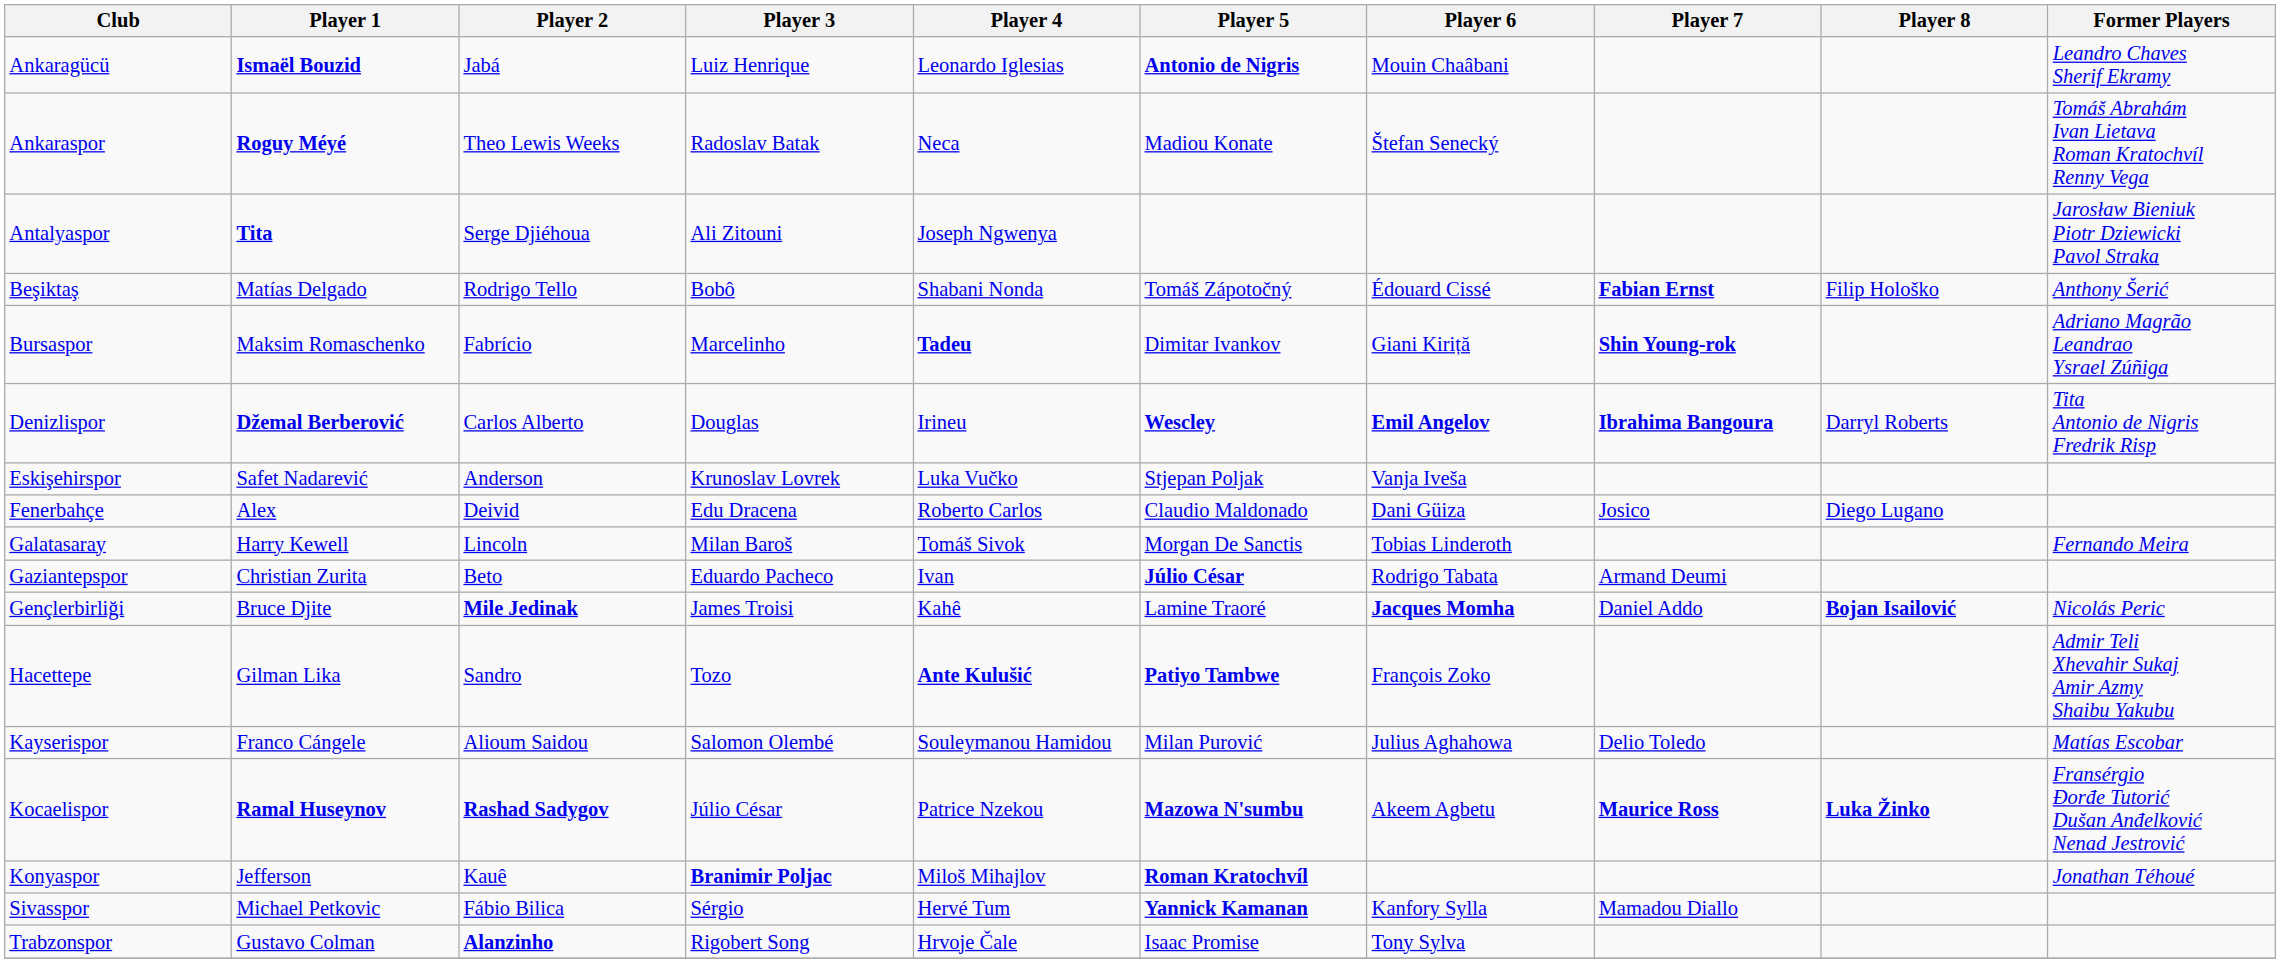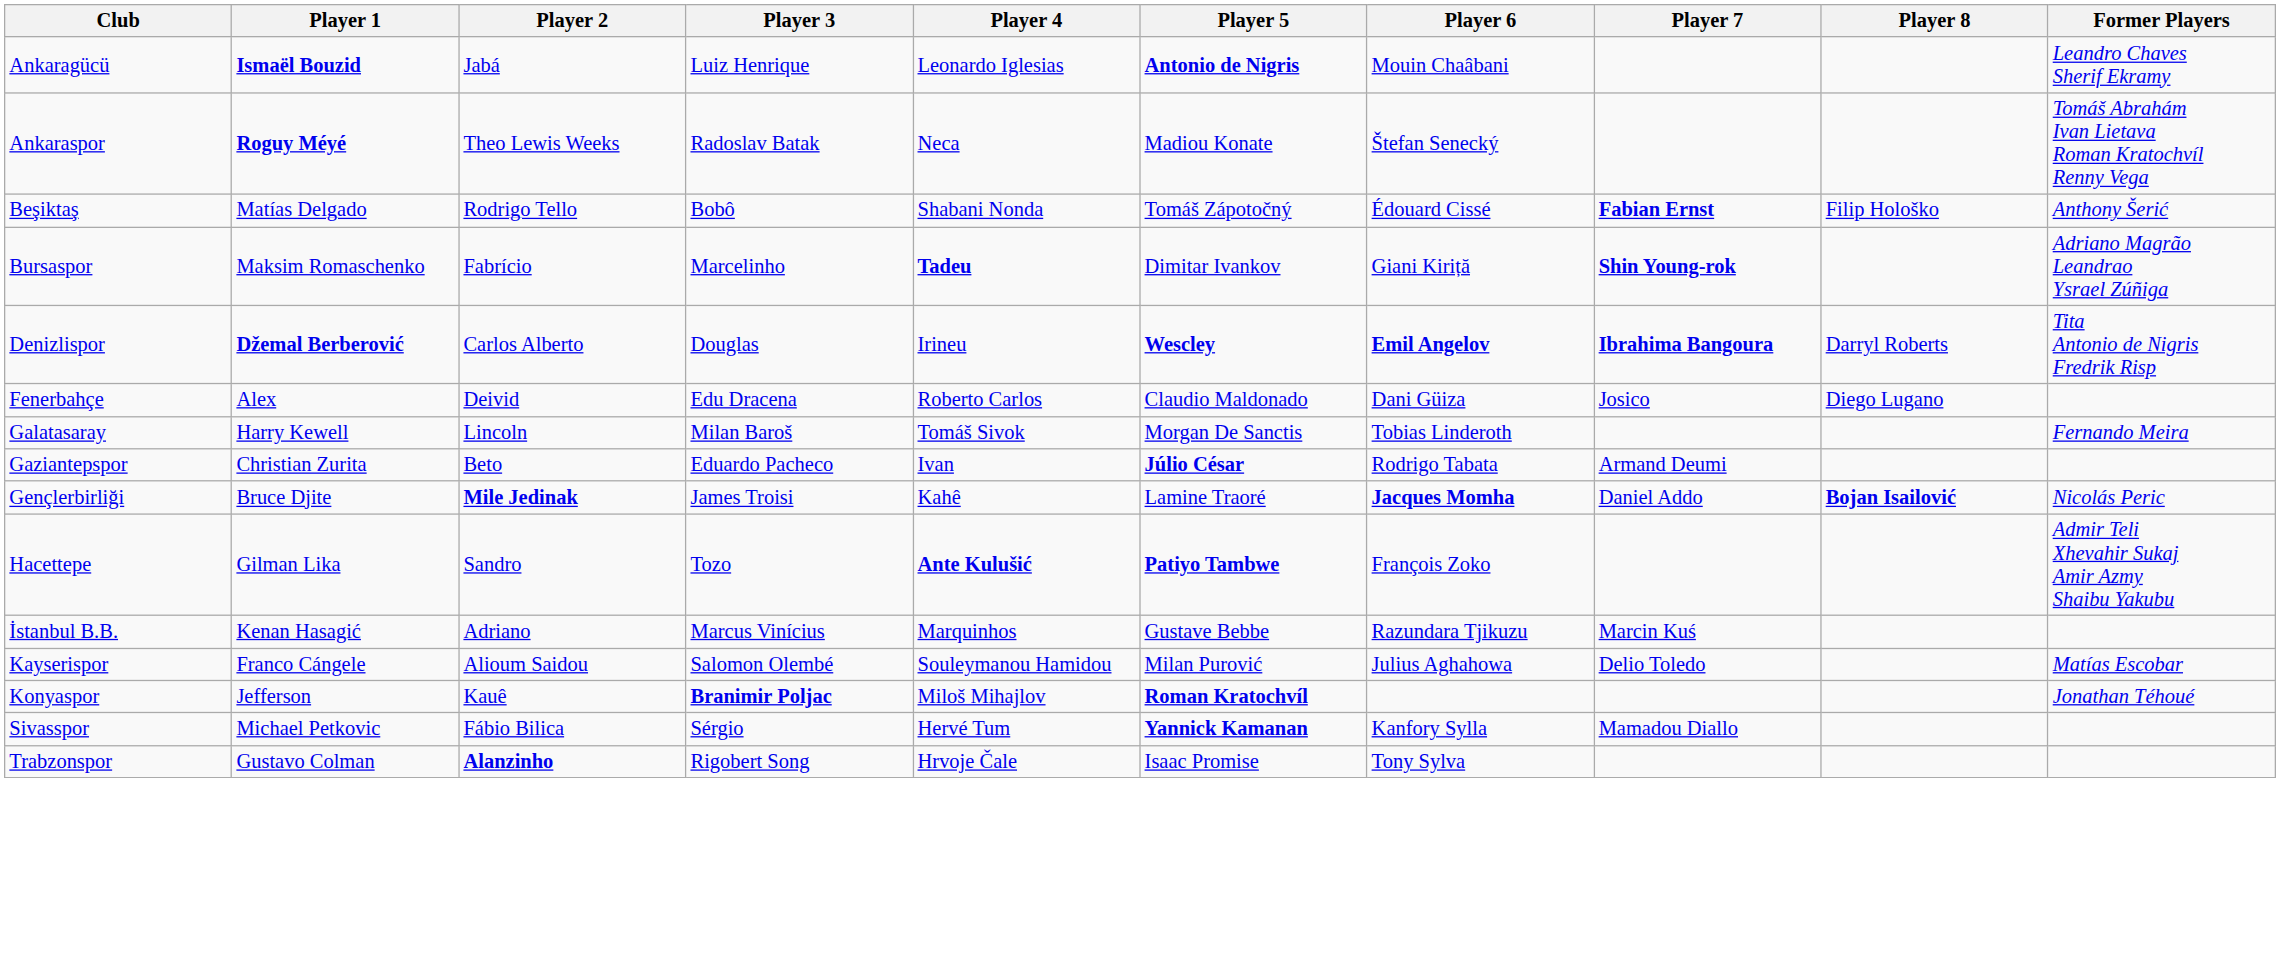- row: (59, 233)
- row: (65, 478)
+ row: (64, 631)
- row: (59, 809)
